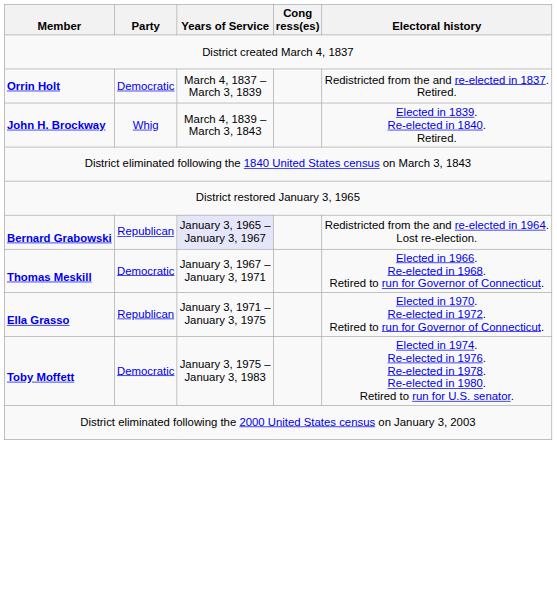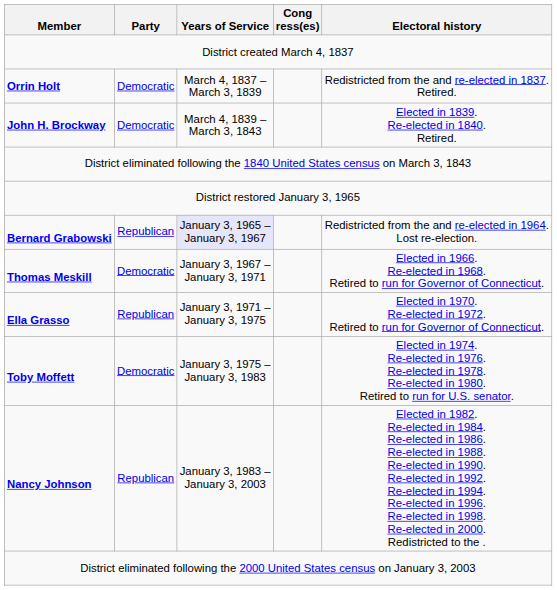(146, 125) Whig -> (146, 125) Democratic
+ row: (49, 484)
